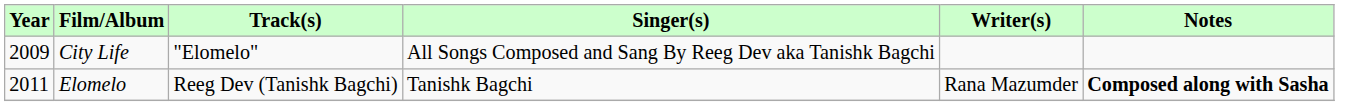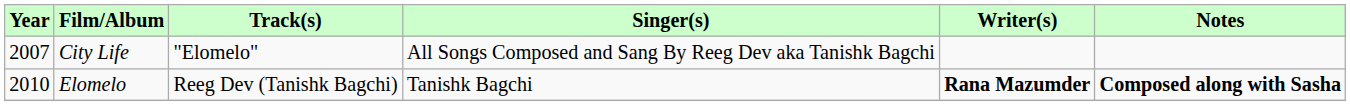(29, 52) 2009 -> (29, 52) 2007
(29, 84) 2011 -> (29, 84) 2010
(1011, 84) normal -> (1017, 84) bold
